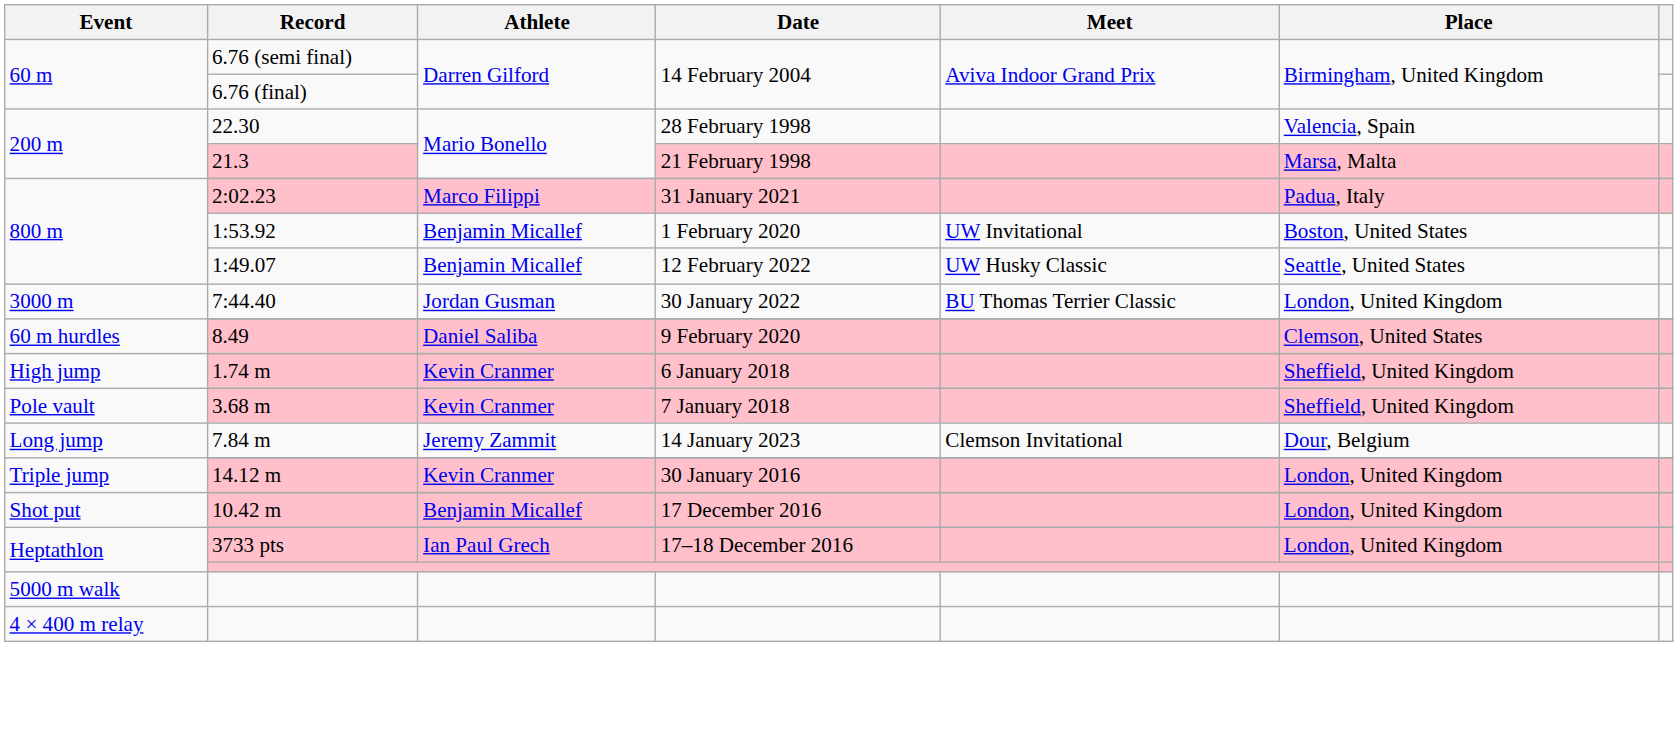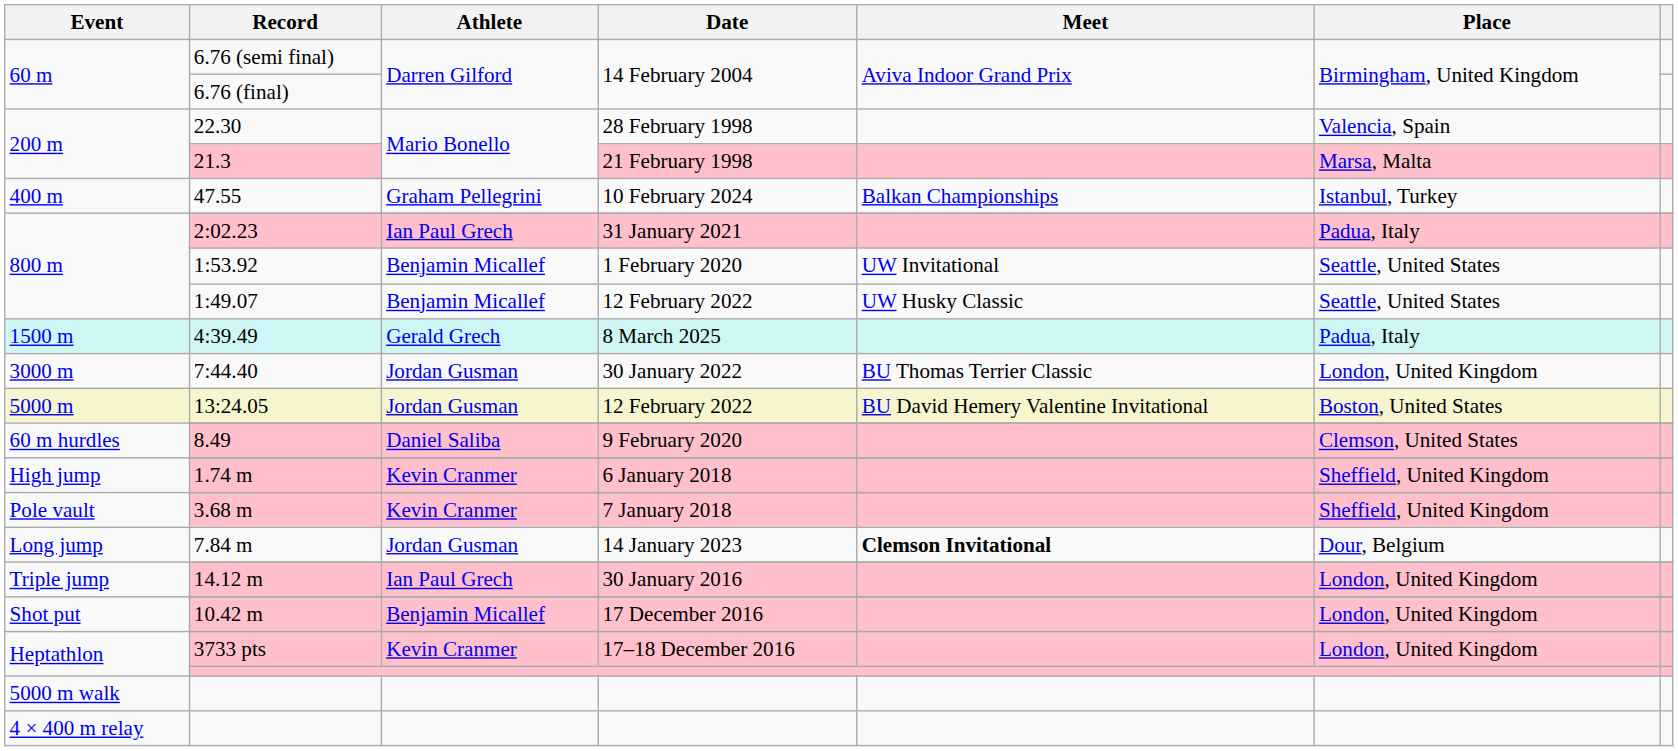+ row: (36, 196)
(481, 196) Marco Filippi -> (449, 231) Ian Paul Grech
(1376, 231) Boston, United States -> (1410, 265) Seattle, United States
+ row: (42, 335)
+ row: (42, 405)
(490, 440) Jeremy Zammit -> (452, 544) Jordan Gusman
(1034, 440) normal -> (956, 544) bold
(488, 474) Kevin Cranmer -> (449, 579) Ian Paul Grech
(486, 544) Ian Paul Grech -> (452, 649) Kevin Cranmer
